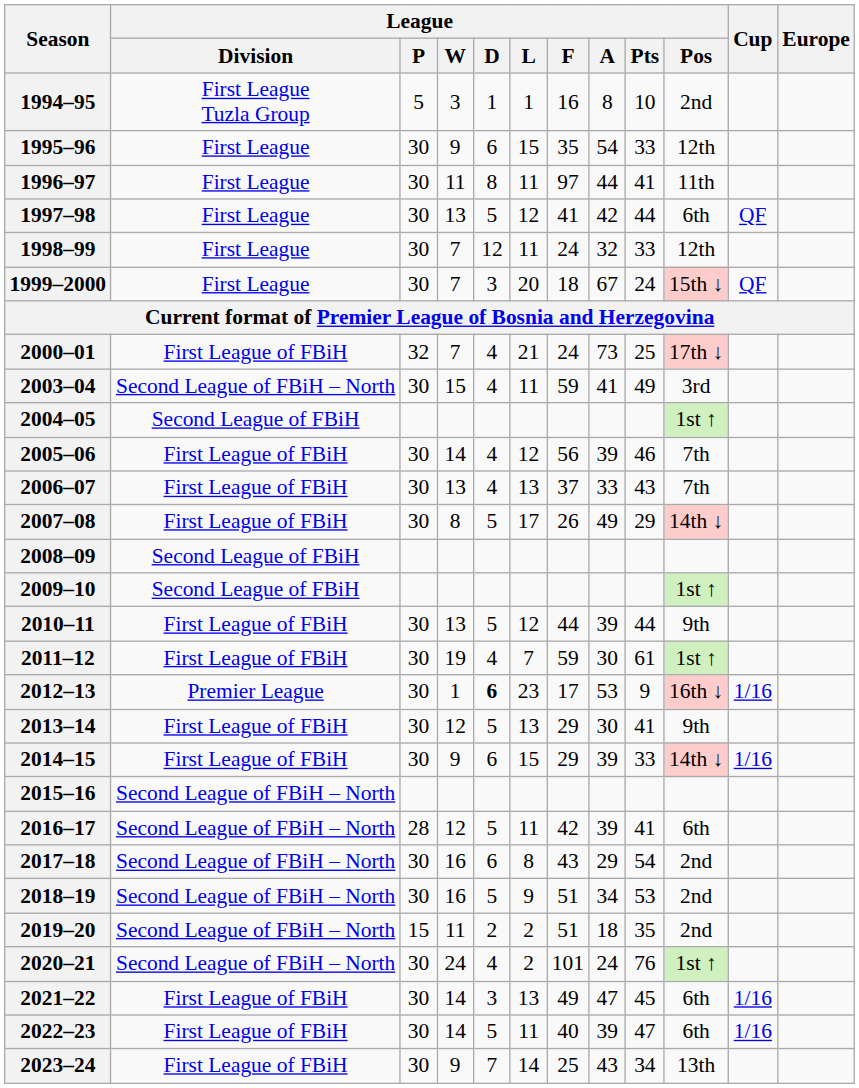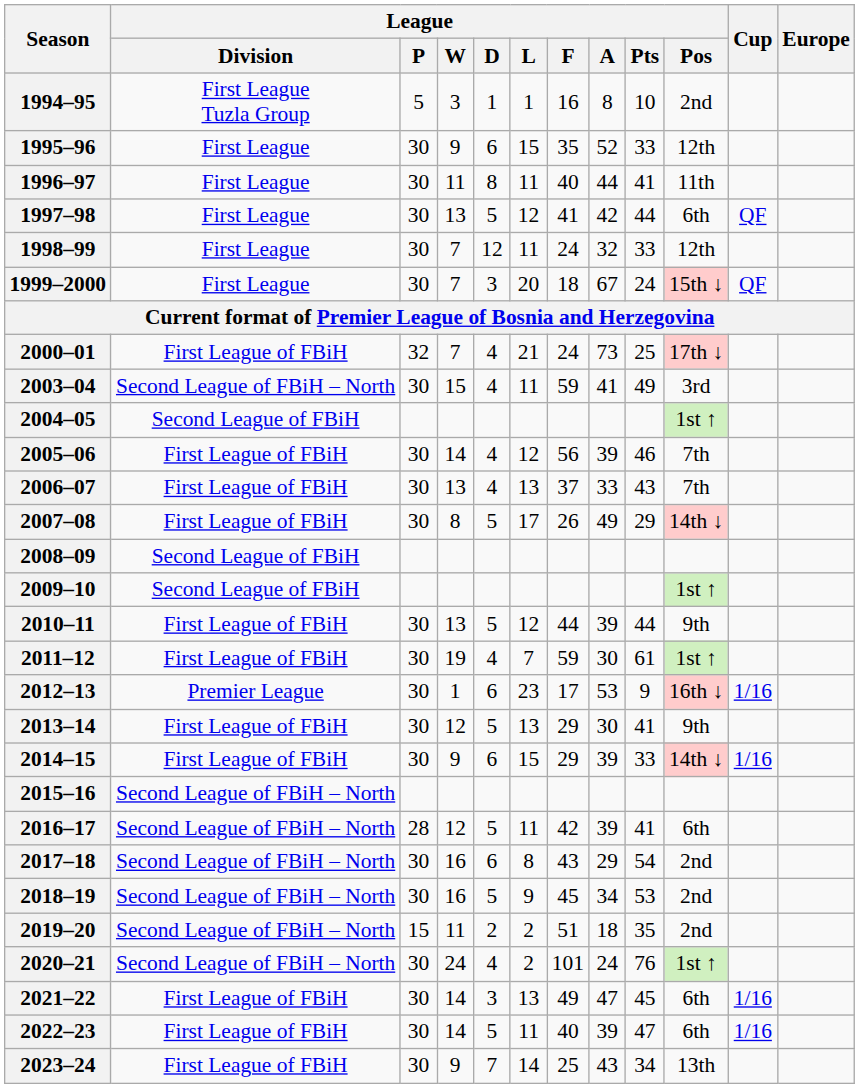(607, 147) 54 -> (607, 147) 52
(568, 181) 97 -> (568, 181) 40
(492, 691) bold -> (492, 691) normal
(568, 895) 51 -> (568, 895) 45
